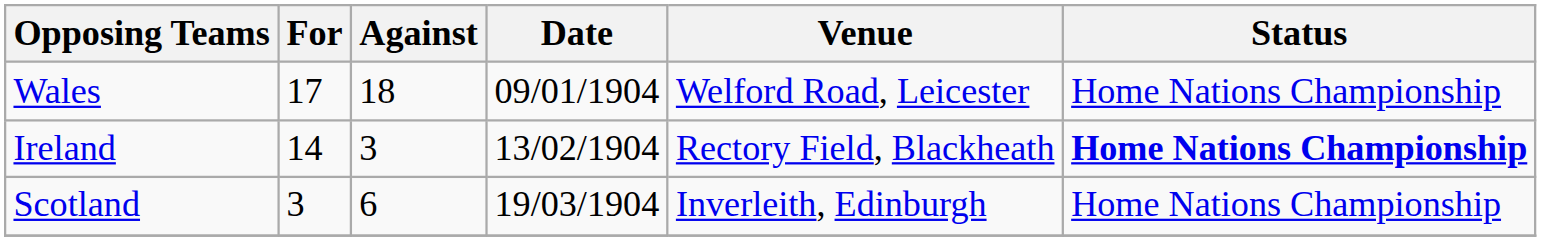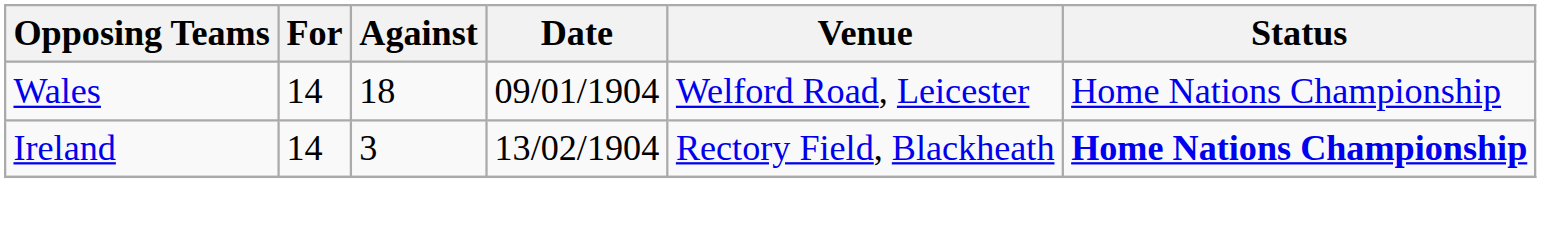(304, 90) 17 -> (304, 90) 14
- row: (77, 205)
